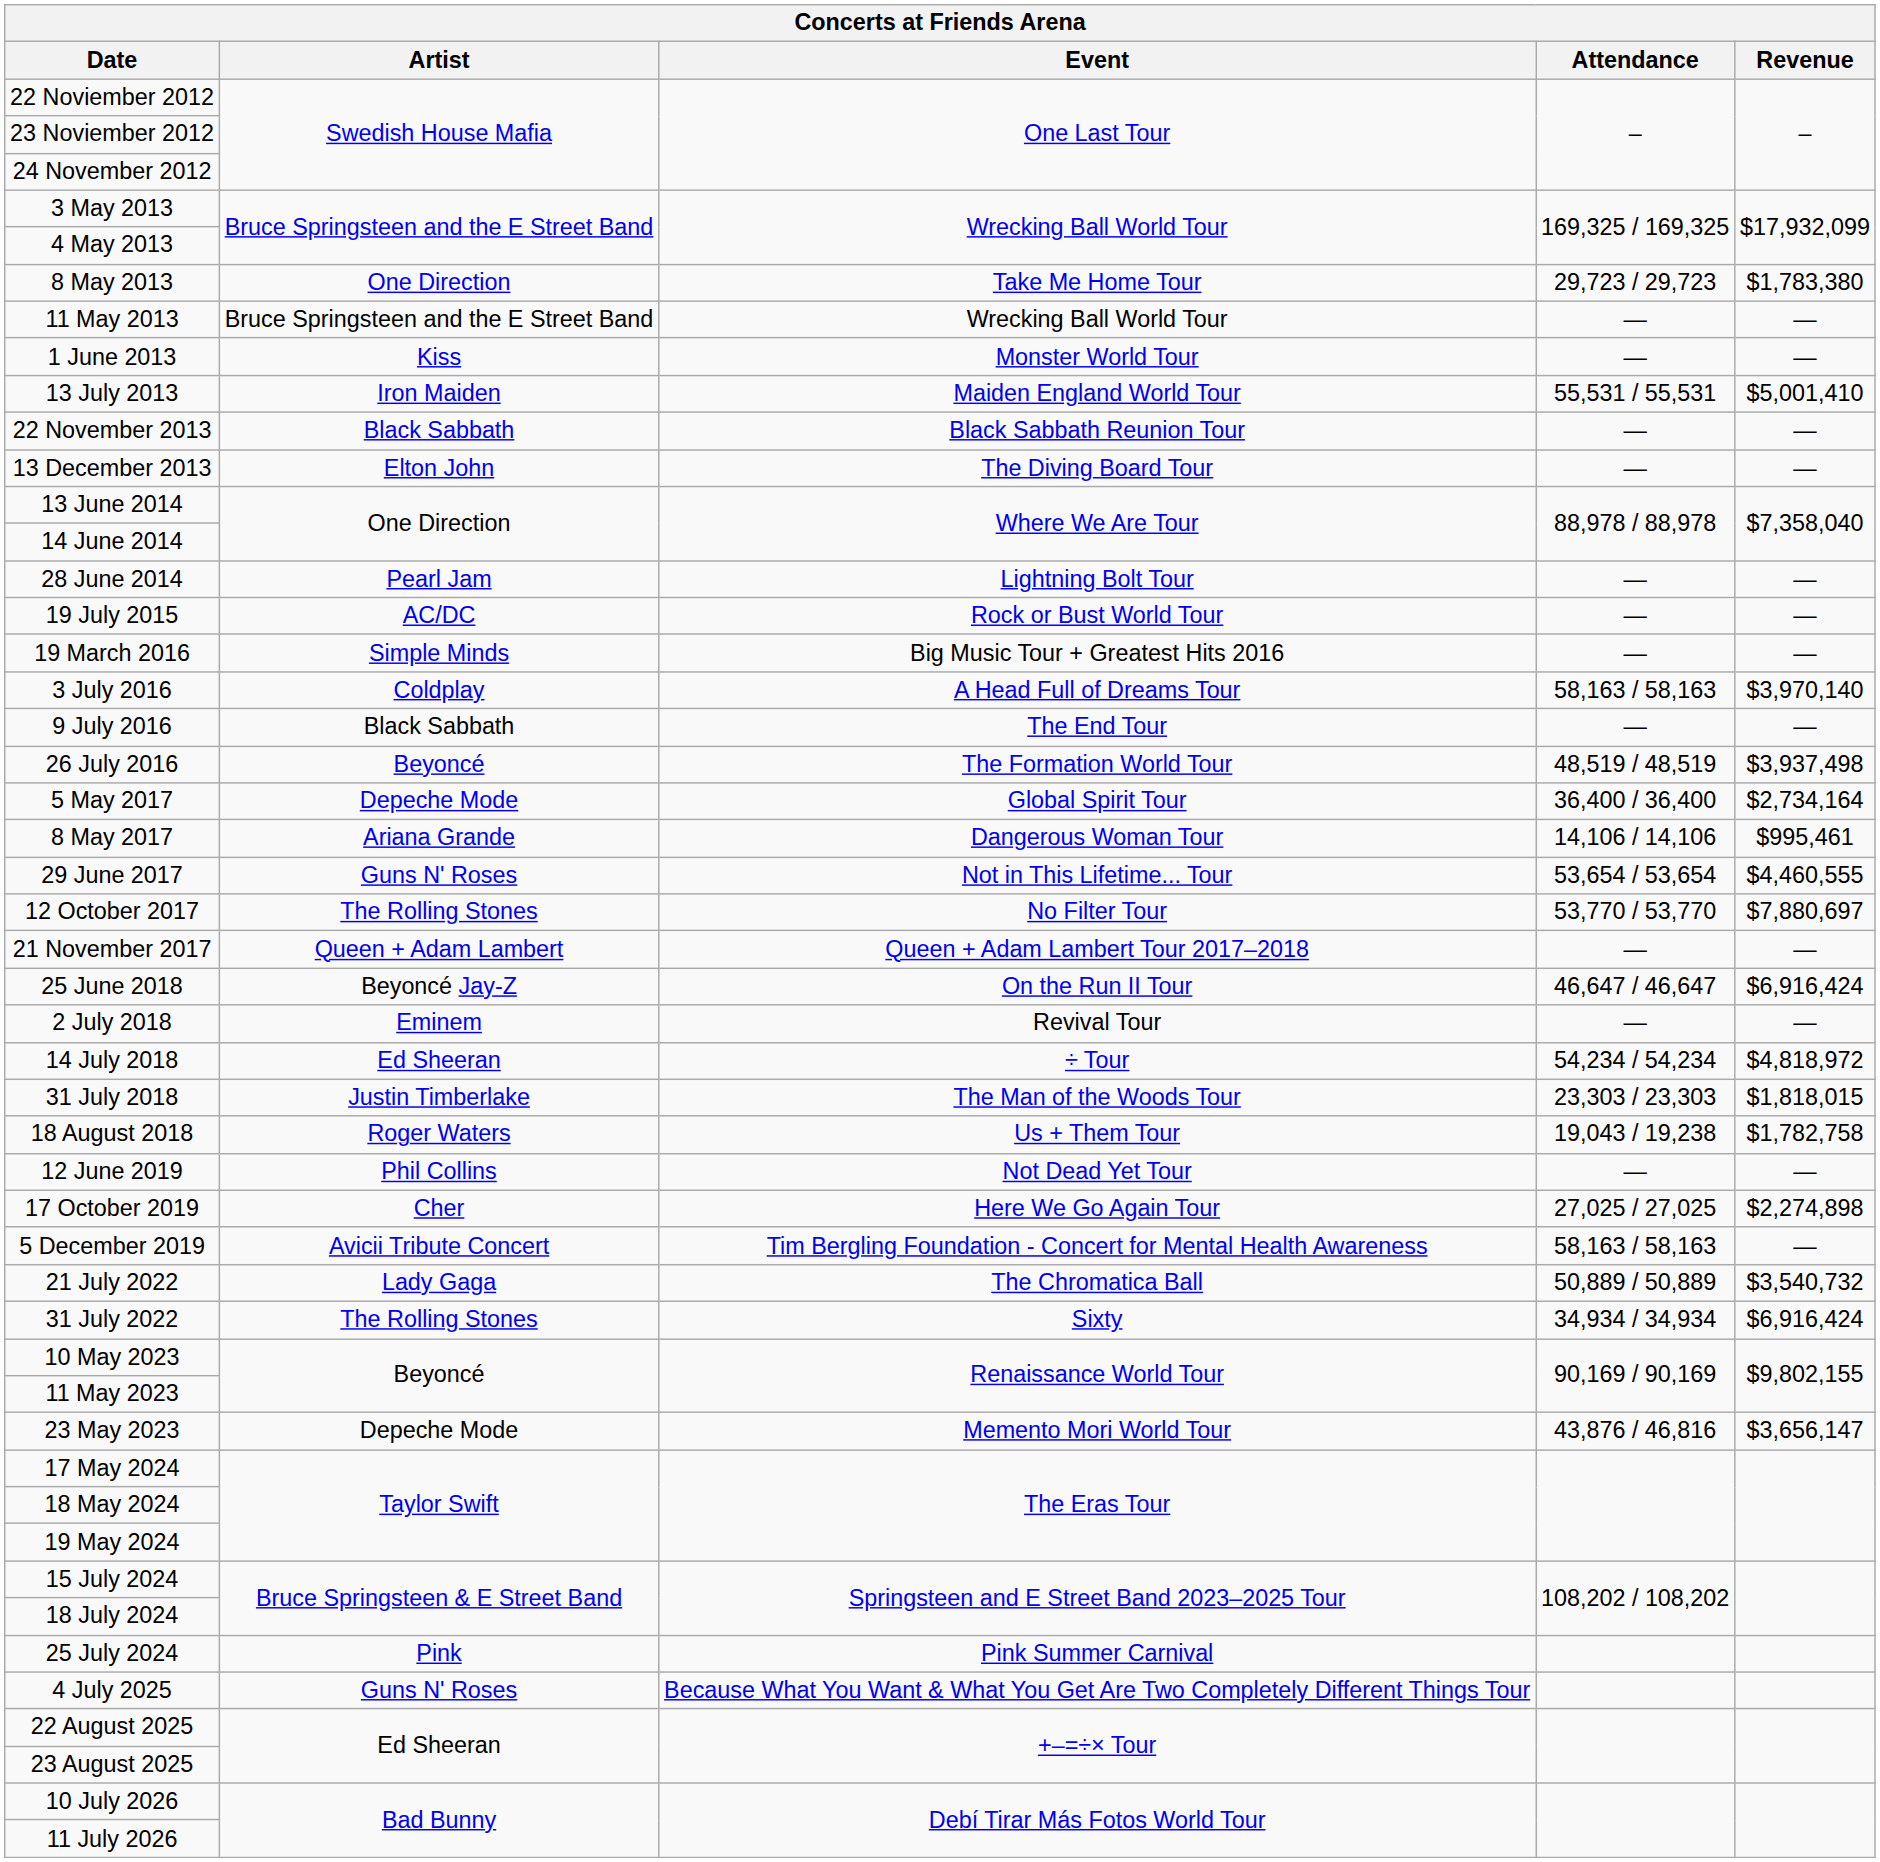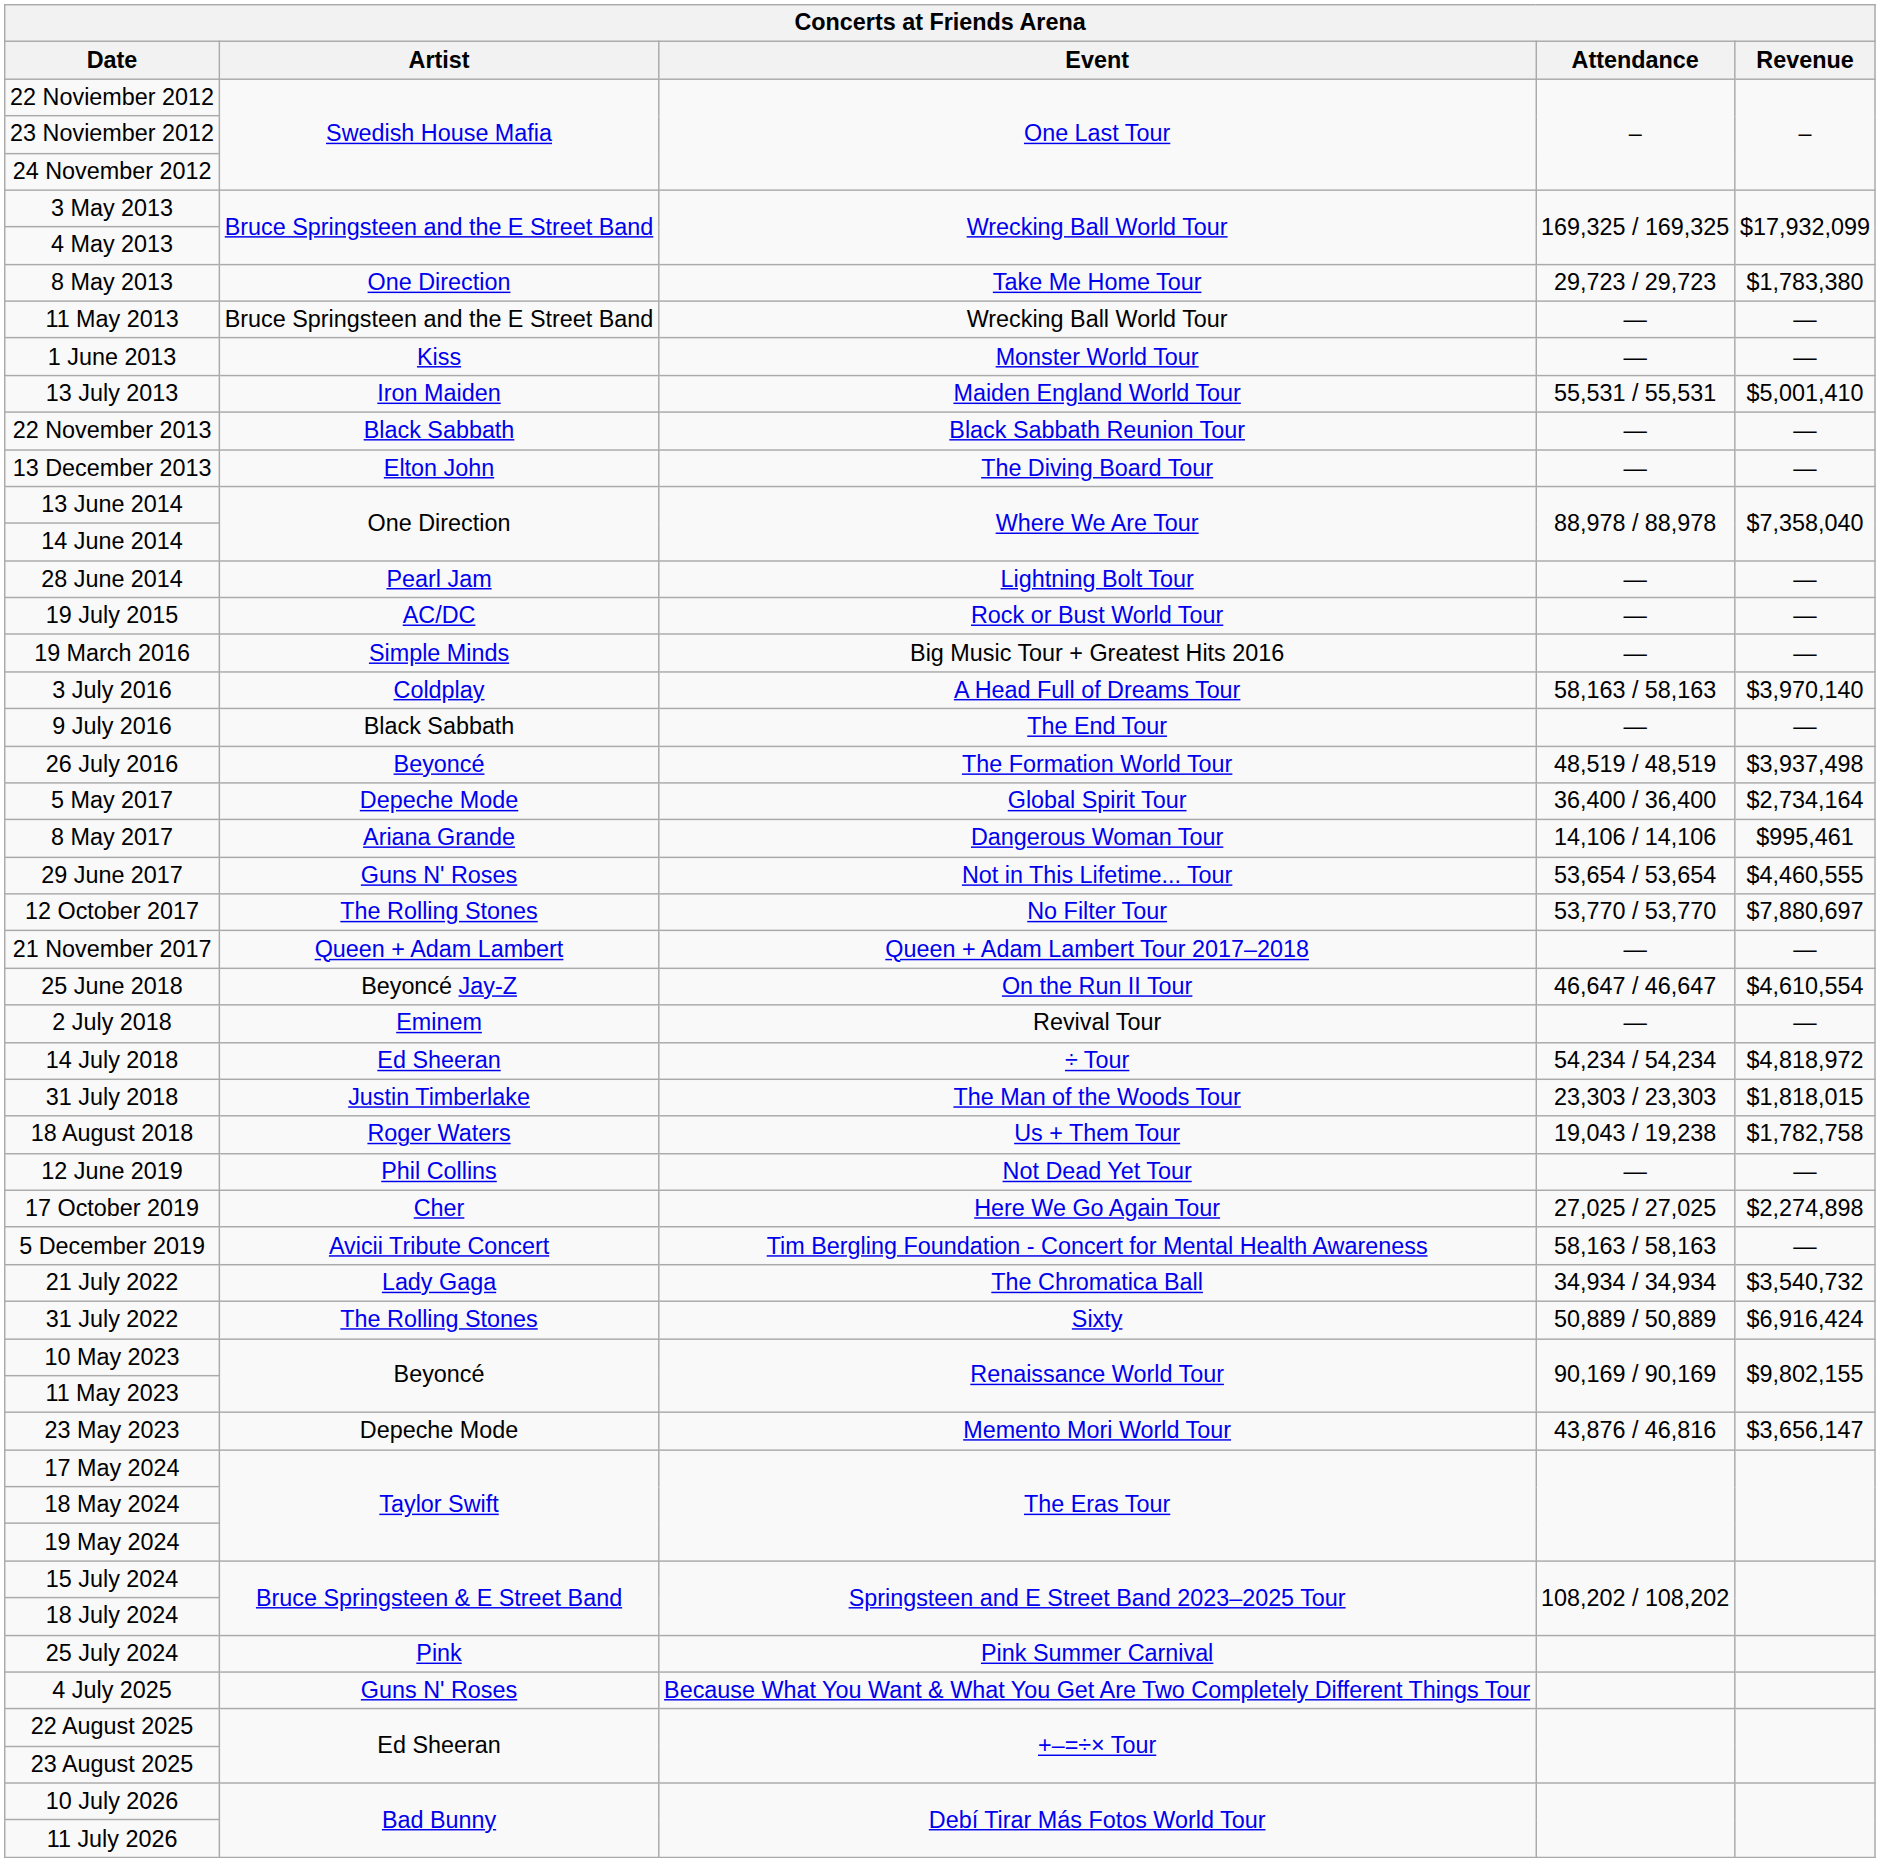(1805, 986) $6,916,424 -> (1805, 986) $4,610,554
(1635, 1282) 50,889 / 50,889 -> (1635, 1282) 34,934 / 34,934
(1635, 1319) 34,934 / 34,934 -> (1635, 1319) 50,889 / 50,889
